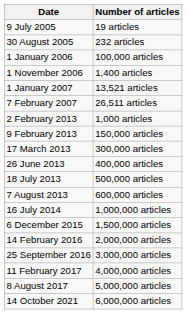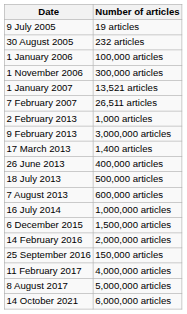(124, 73) 1,400 articles -> (129, 73) 300,000 articles
(129, 133) 150,000 articles -> (133, 133) 3,000,000 articles
(129, 149) 300,000 articles -> (124, 149) 1,400 articles
(133, 255) 3,000,000 articles -> (129, 255) 150,000 articles
